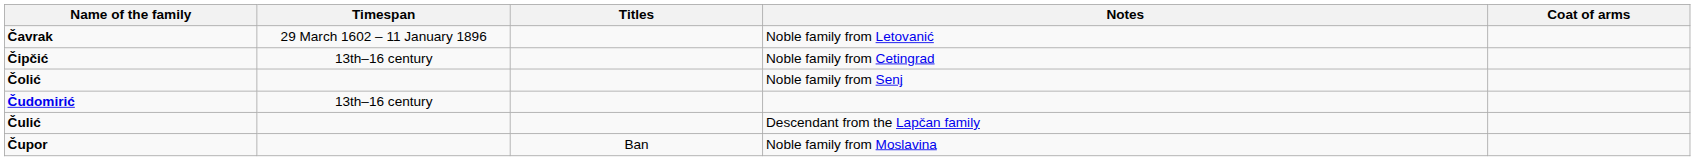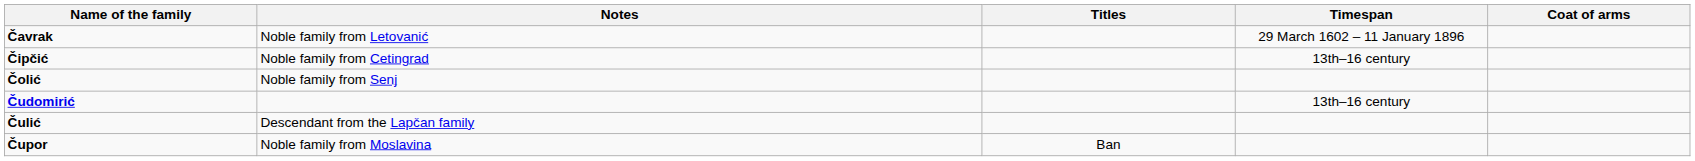columns swapped: (384, 15) <-> (1125, 15)
